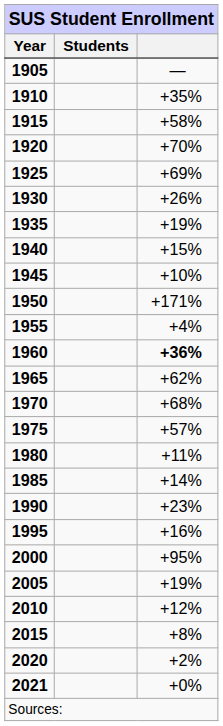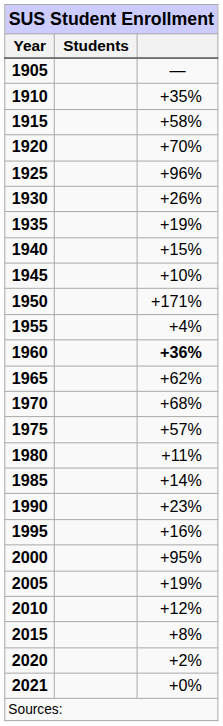(181, 173) +69% -> (181, 173) +96%
